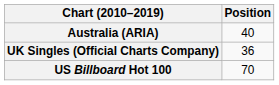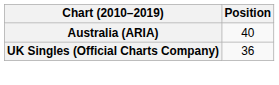- row: (113, 70)
